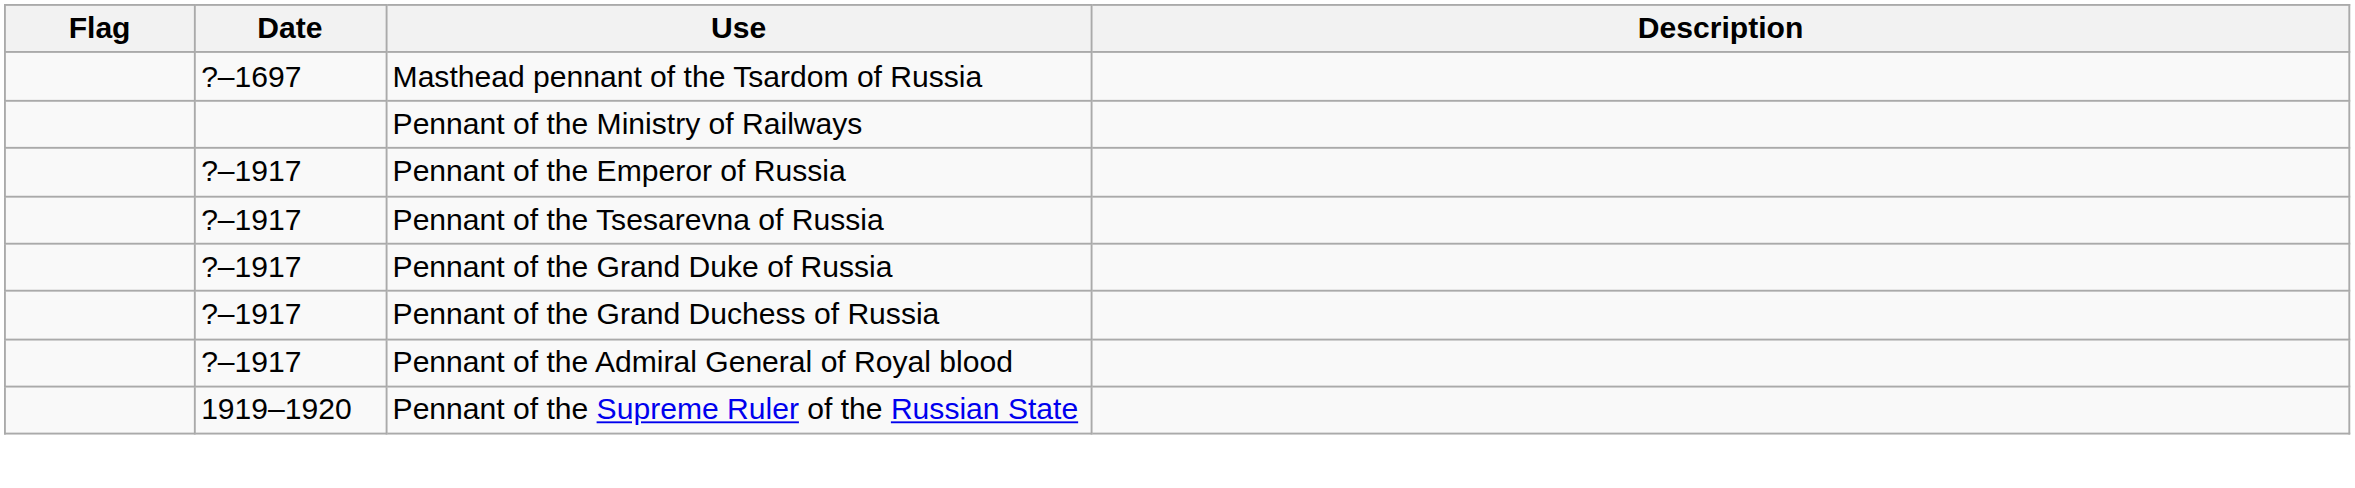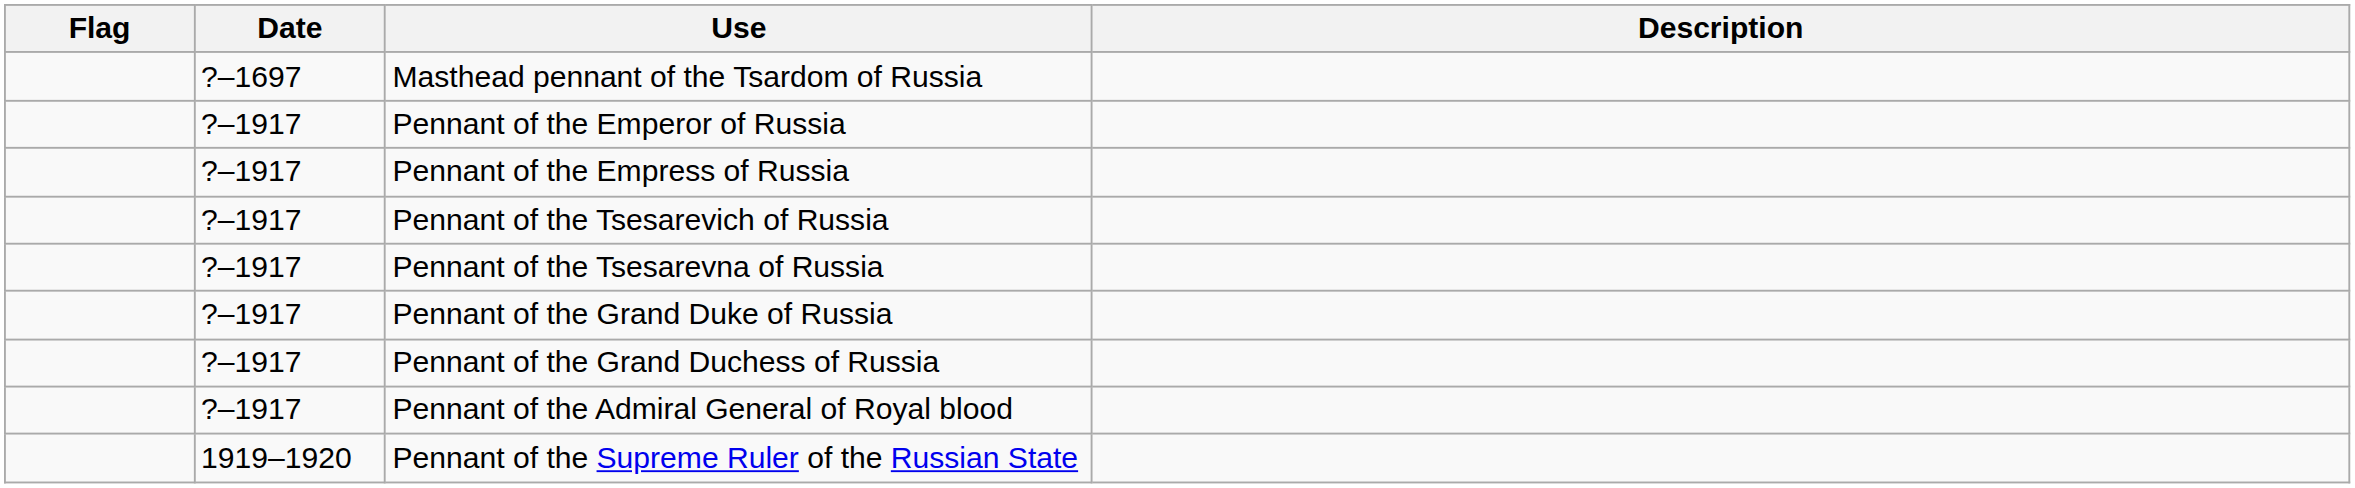- row: (627, 123)
+ row: (621, 171)
+ row: (641, 219)
